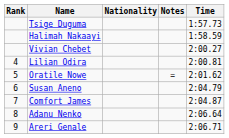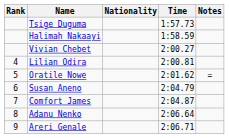columns swapped: (205, 11) <-> (173, 11)
